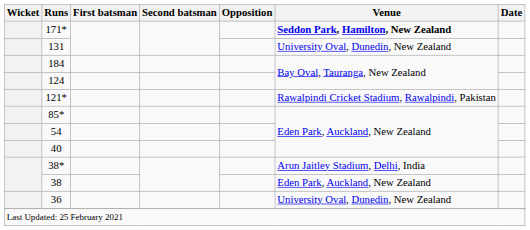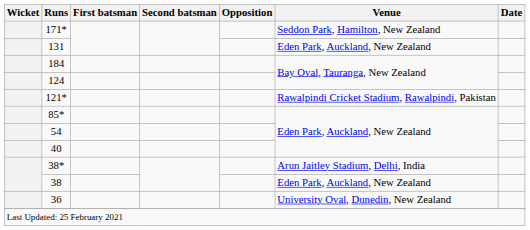(364, 30) bold -> (359, 30) normal
(364, 47) University Oval, Dunedin, New Zealand -> (354, 47) Eden Park, Auckland, New Zealand
